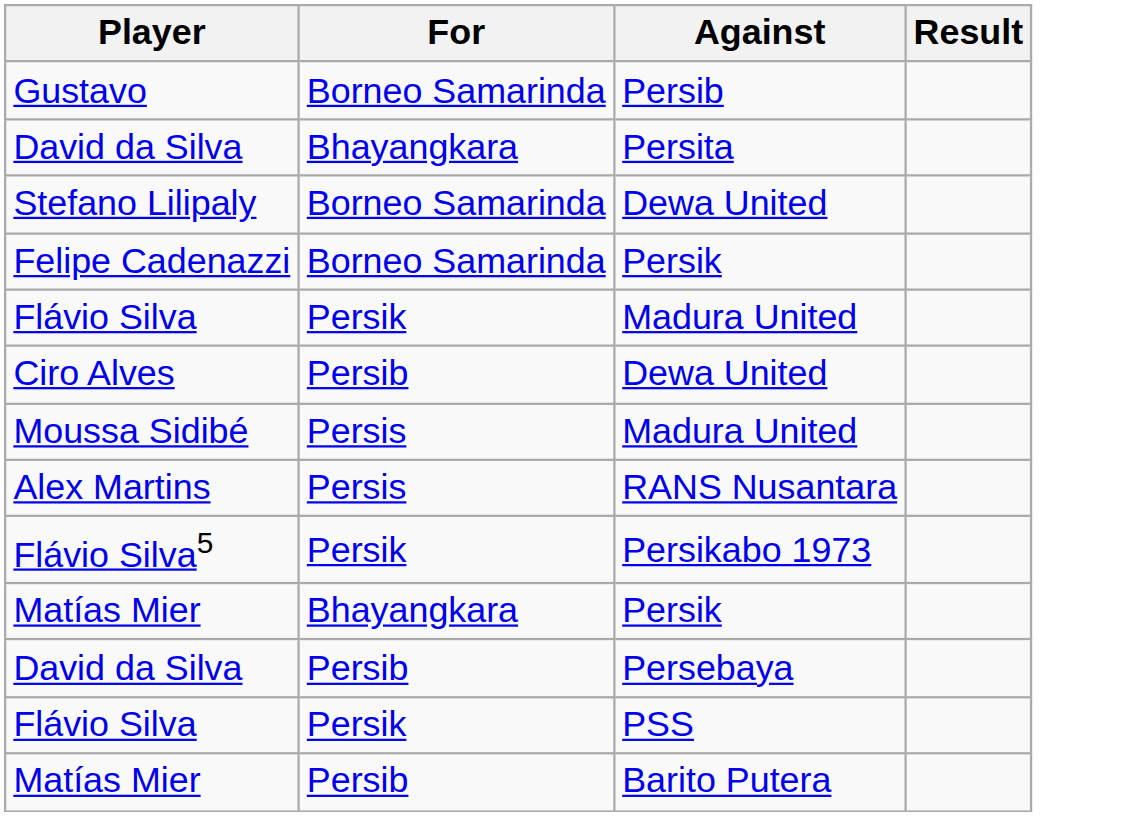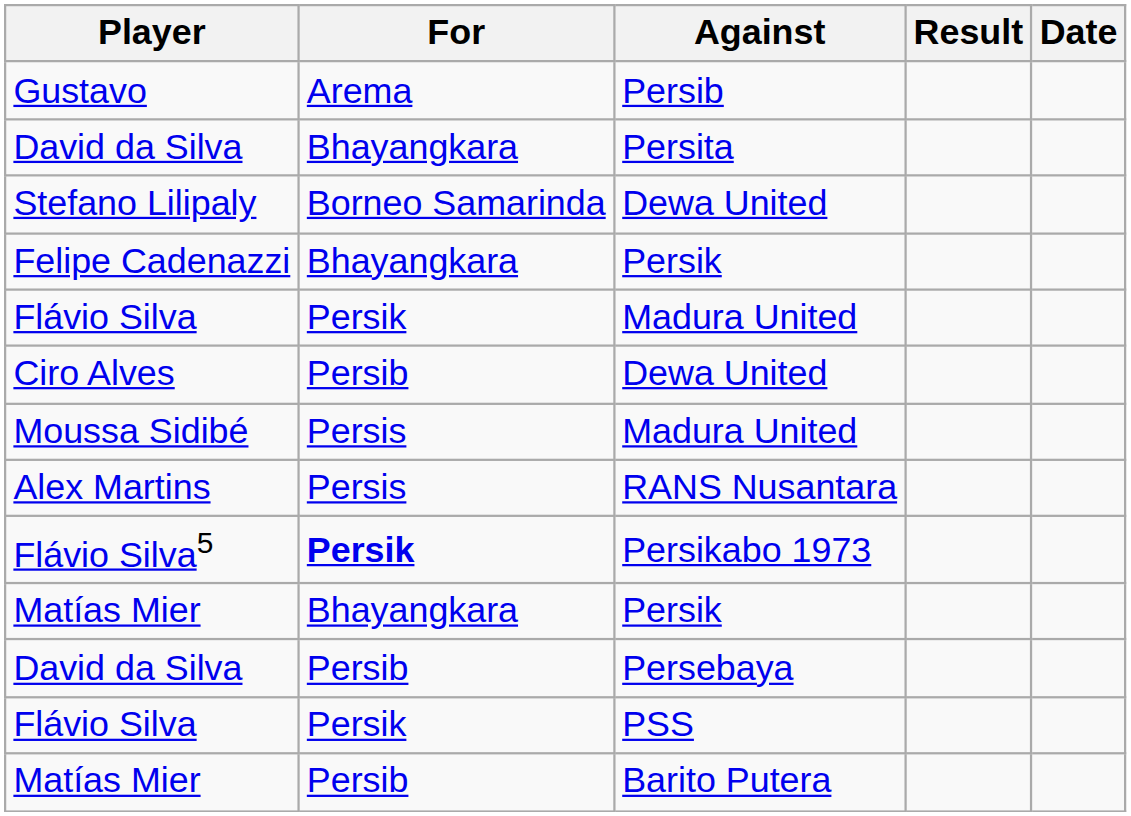+ column: (1079, 32)
(456, 89) Borneo Samarinda -> (360, 89) Arema
(456, 260) Borneo Samarinda -> (412, 260) Bhayangkara
(357, 549) normal -> (361, 549) bold
